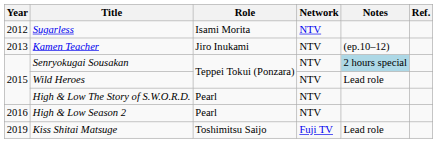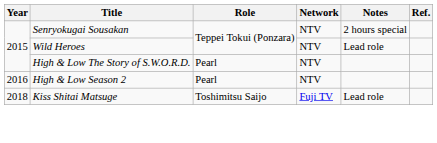- row: (53, 29)
- row: (66, 46)
(375, 63) lightblue background -> (375, 29) no background
(17, 130) 2019 -> (17, 96) 2018
